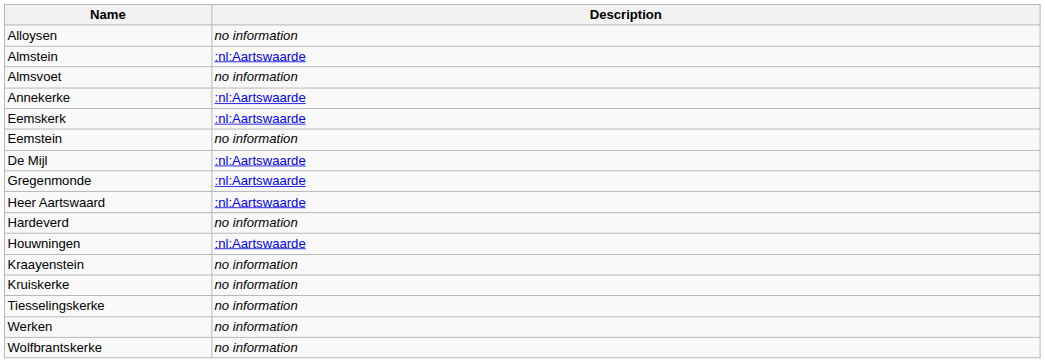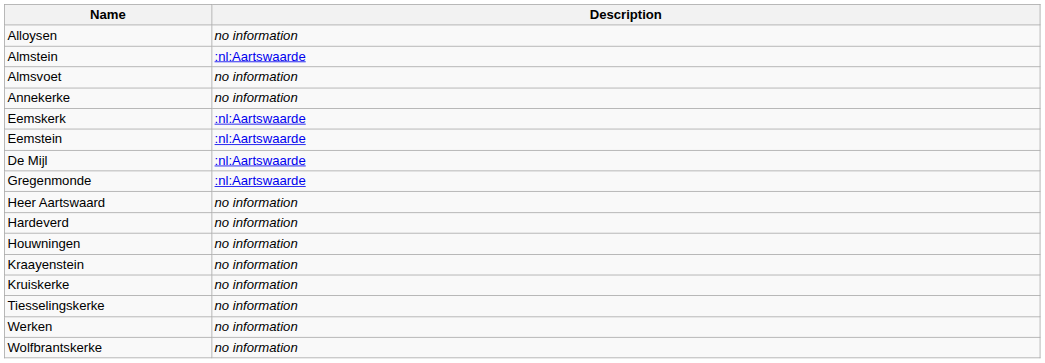(260, 98) :nl:Aartswaarde -> (256, 98) no information
(256, 139) no information -> (260, 139) :nl:Aartswaarde
(260, 202) :nl:Aartswaarde -> (256, 202) no information
(260, 243) :nl:Aartswaarde -> (256, 243) no information
